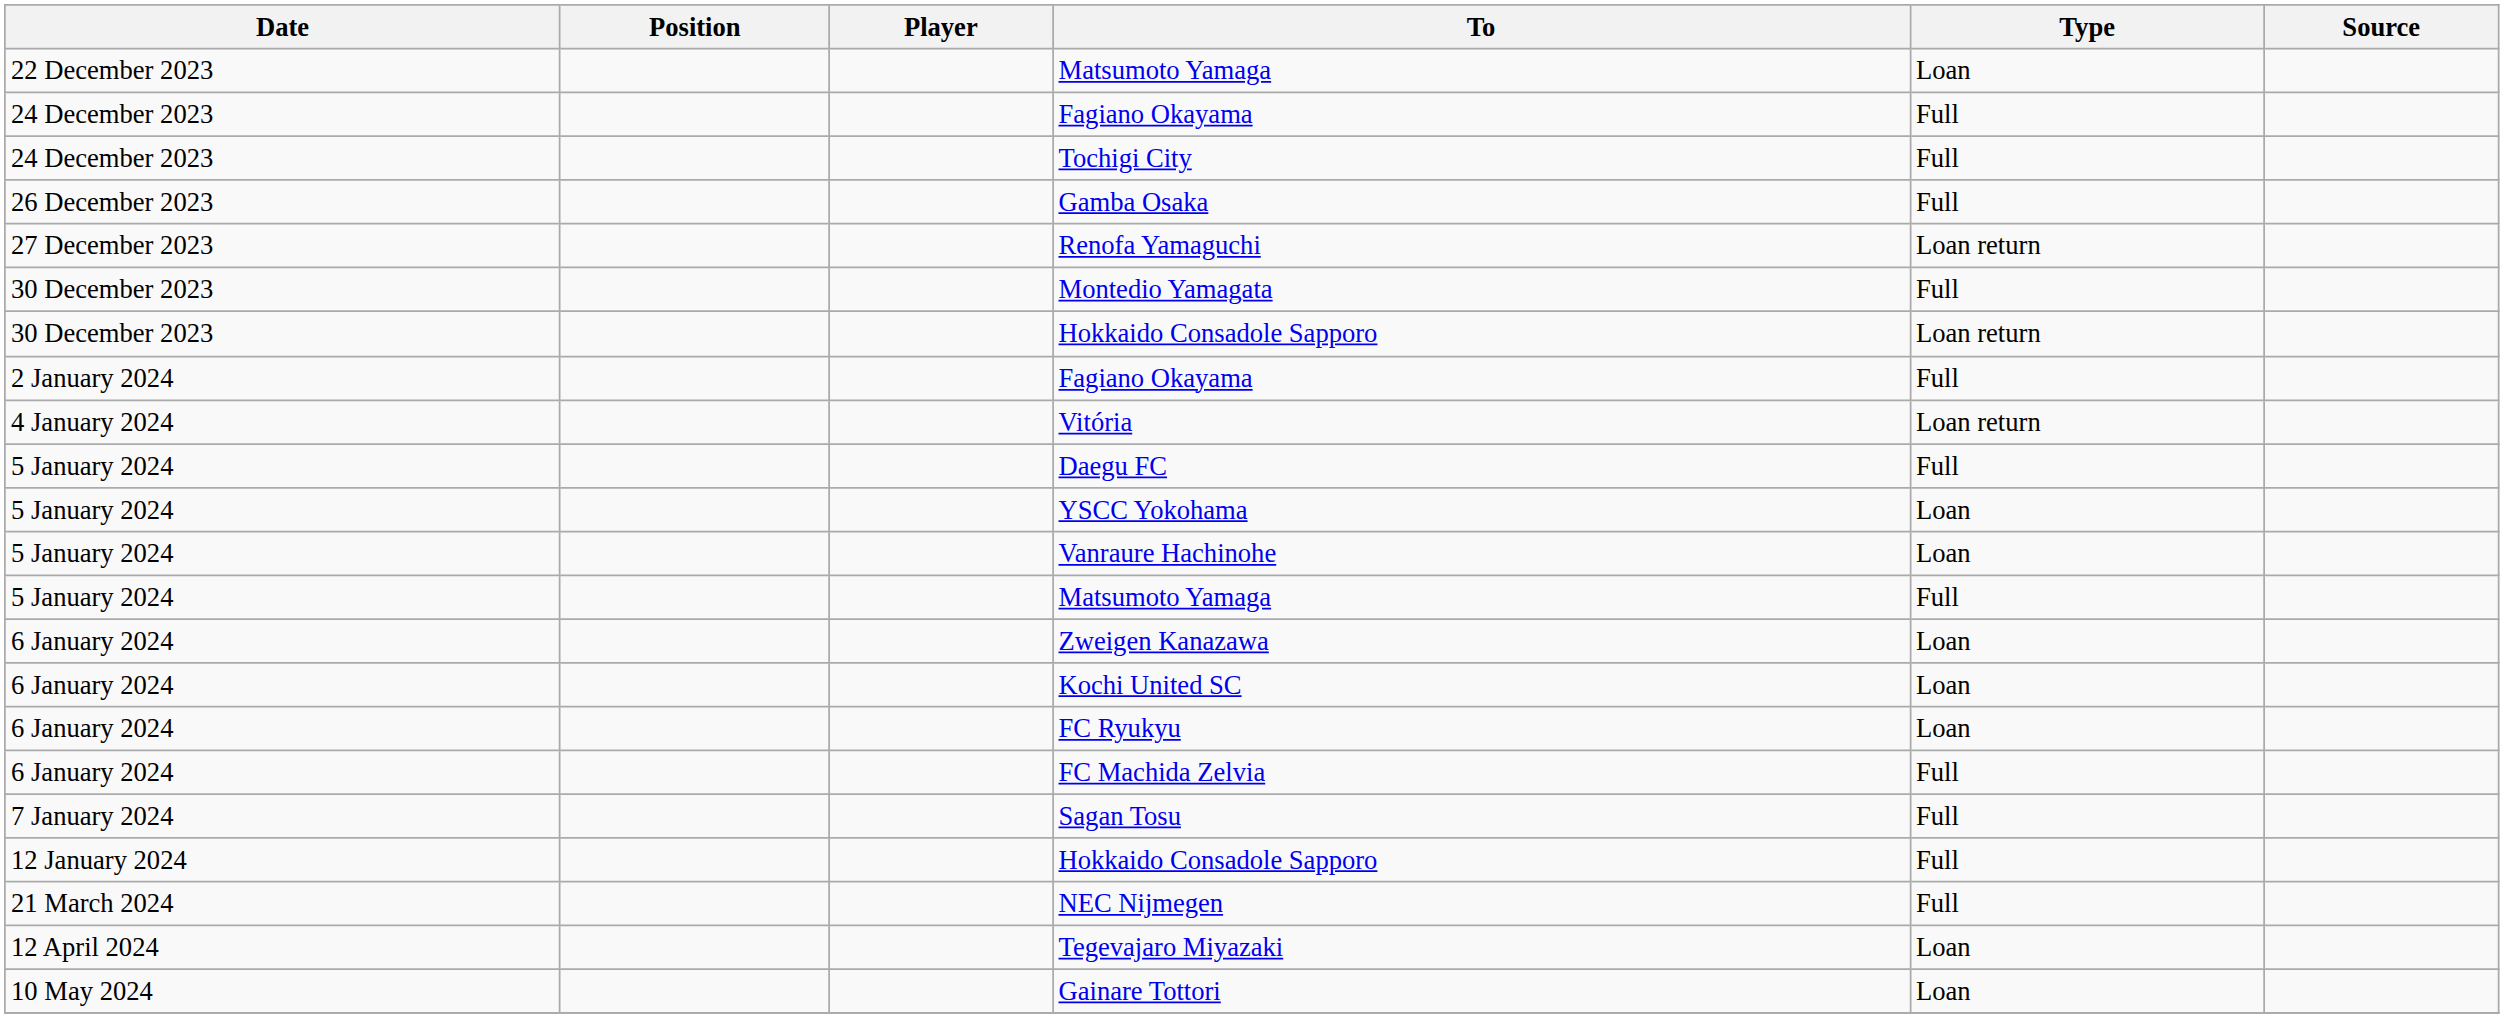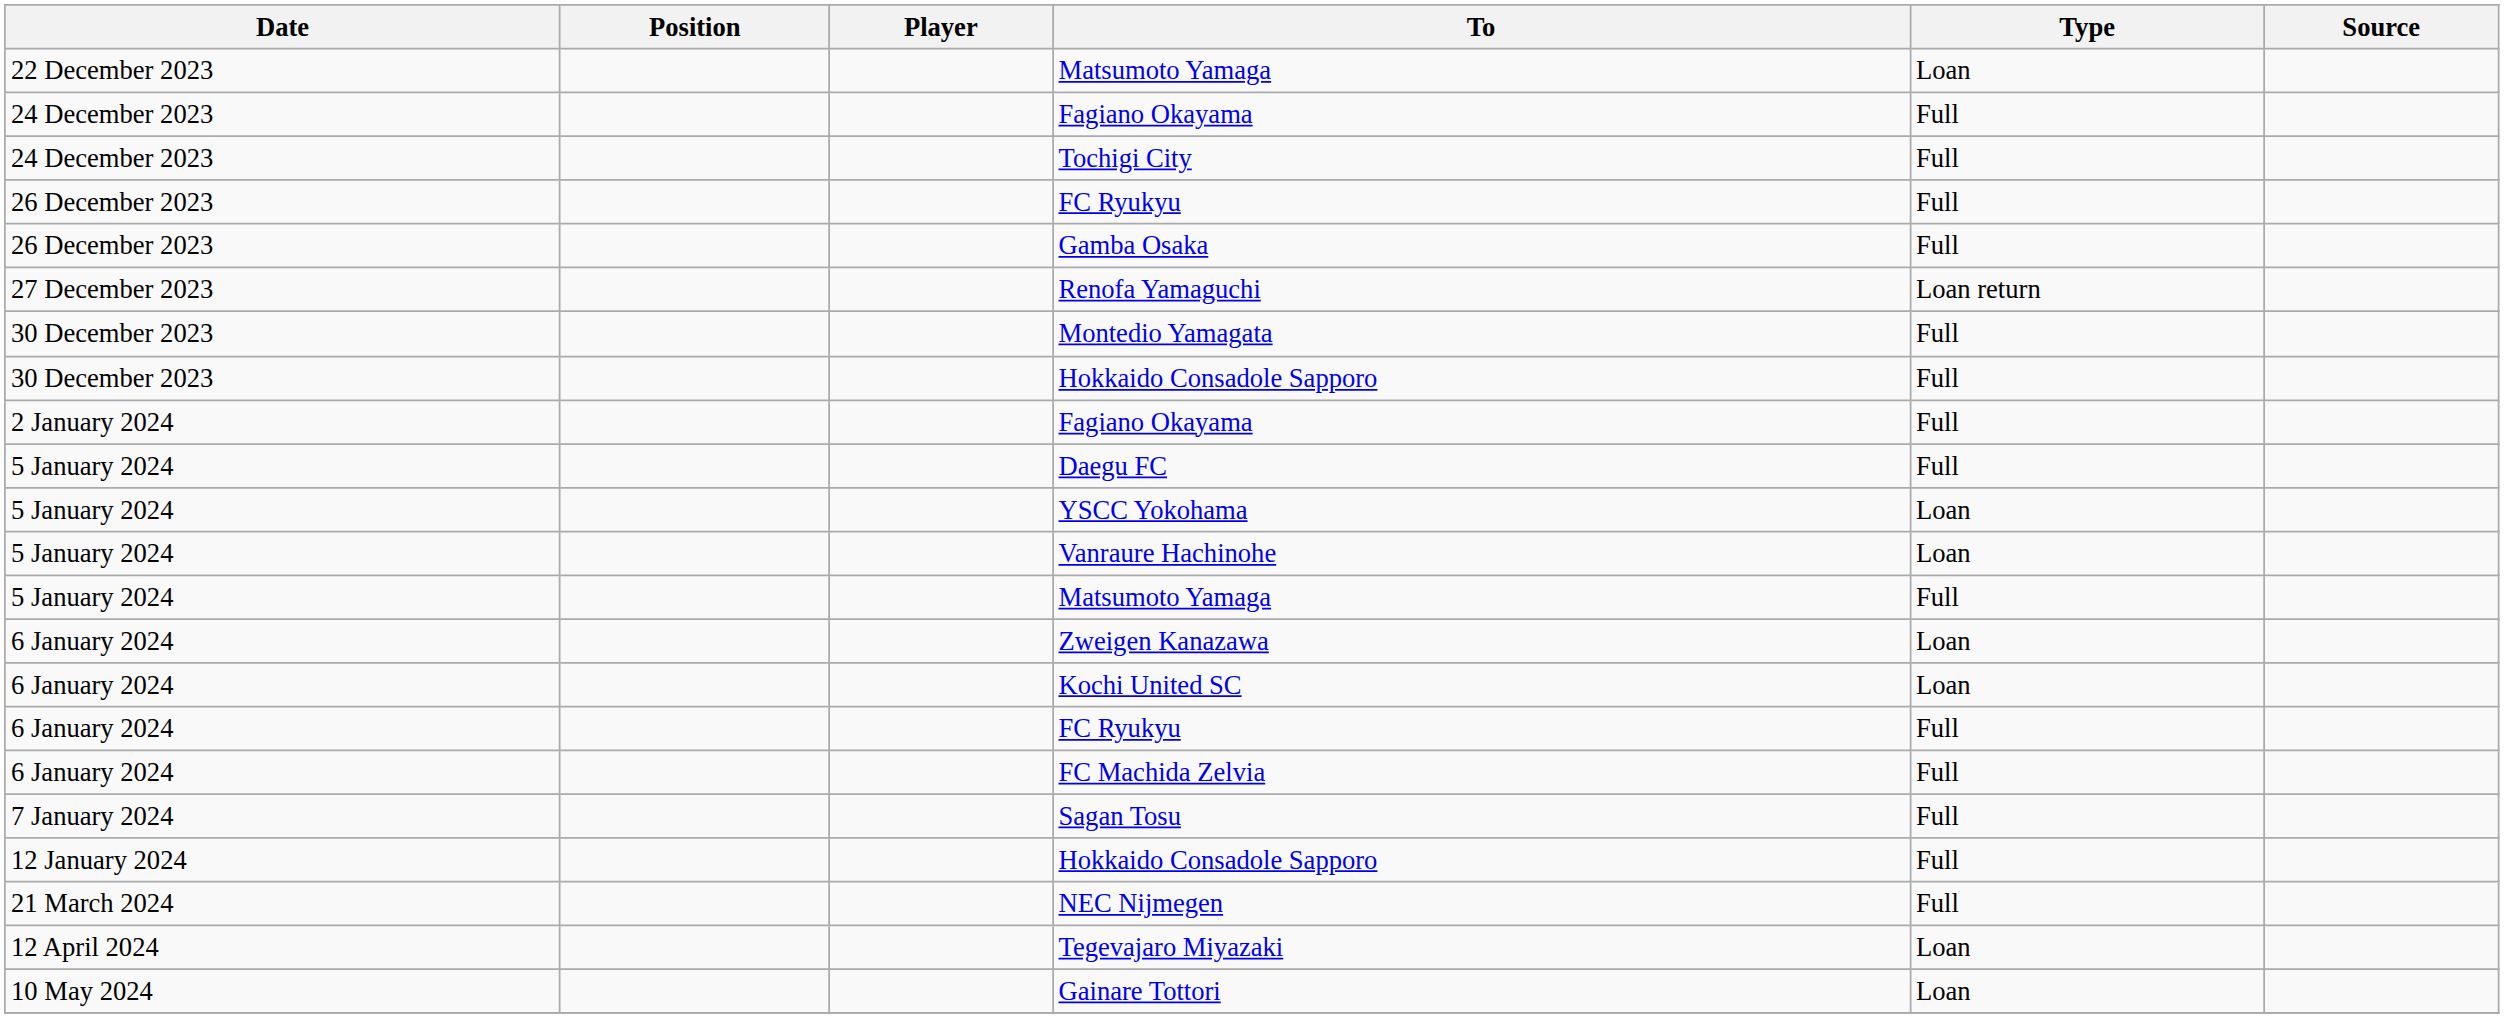+ row: (112, 202)
(1978, 333) Loan return -> (1937, 377) Full
- row: (92, 421)
(1943, 728) Loan -> (1937, 728) Full
